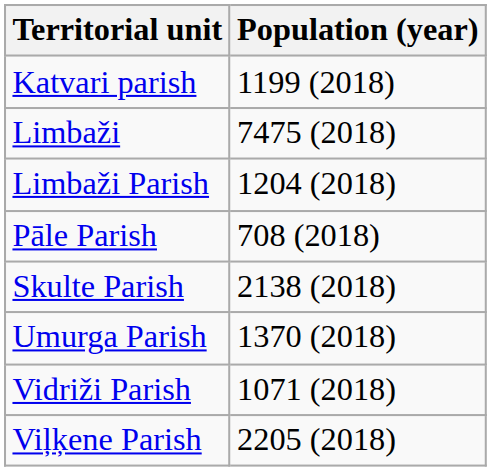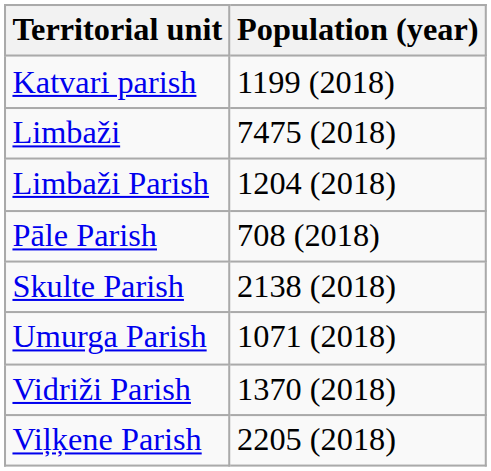(317, 337) 1370 (2018) -> (317, 337) 1071 (2018)
(317, 388) 1071 (2018) -> (317, 388) 1370 (2018)
